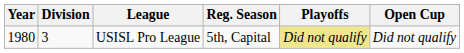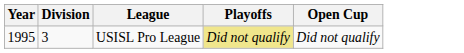- column: (242, 15)
(21, 37) 1980 -> (21, 37) 1995
